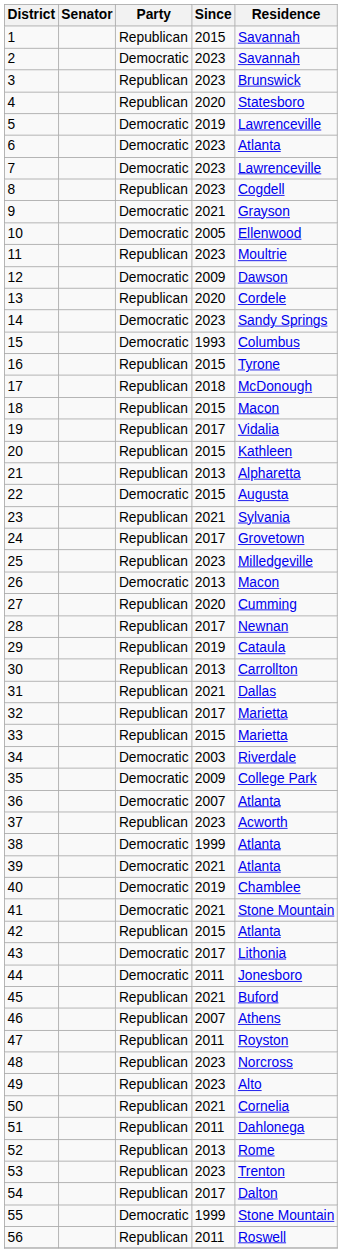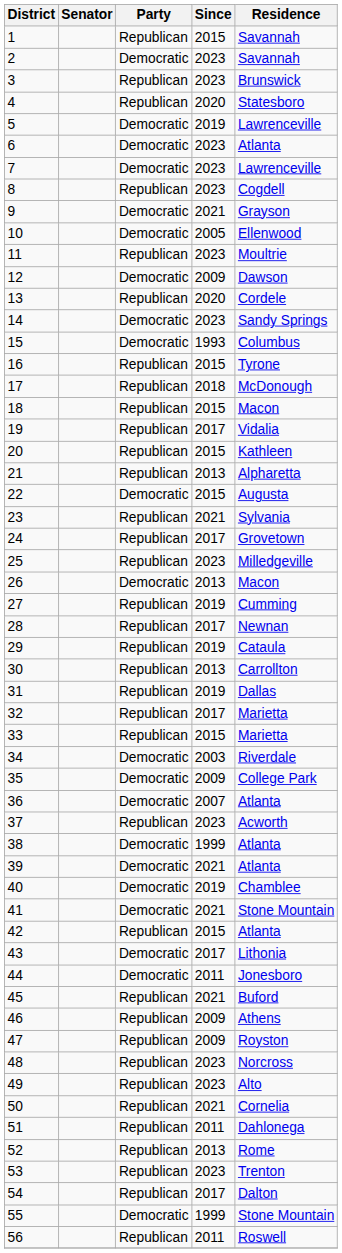(210, 604) 2020 -> (210, 604) 2019
(210, 691) 2021 -> (210, 691) 2019
(210, 1019) 2007 -> (210, 1019) 2009
(210, 1041) 2011 -> (210, 1041) 2009
